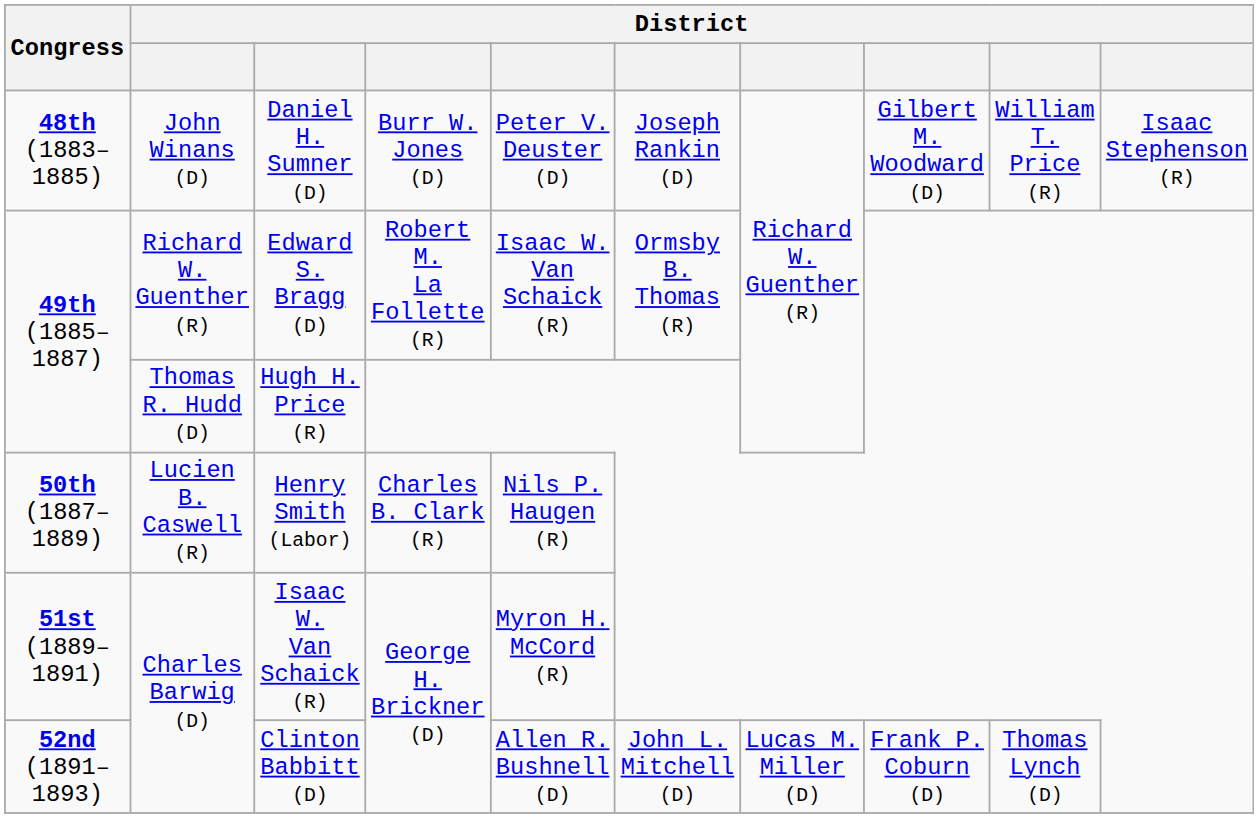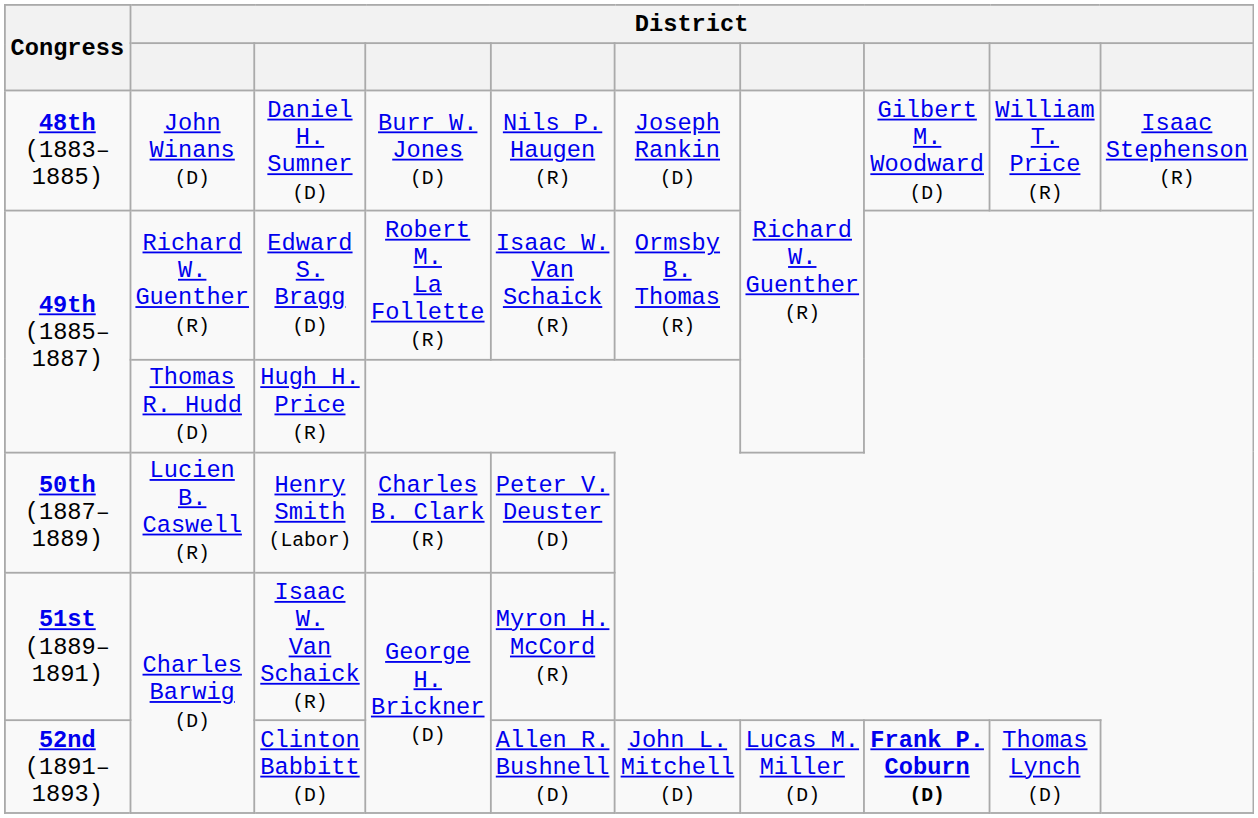(553, 150) Peter V. Deuster (D) -> (553, 150) Nils P. Haugen (R)
(553, 511) Nils P. Haugen (R) -> (553, 511) Peter V. Deuster (D)
(927, 766) normal -> (927, 767) bold
